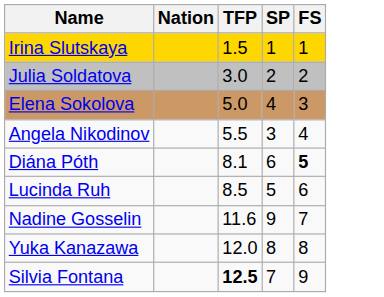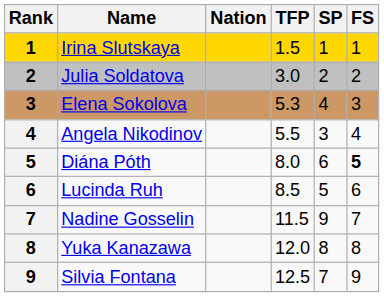+ column: (31, 18)
(235, 104) 5.0 -> (287, 104) 5.3
(235, 162) 8.1 -> (287, 162) 8.0
(239, 219) 11.6 -> (292, 219) 11.5
(240, 276) bold -> (293, 276) normal
